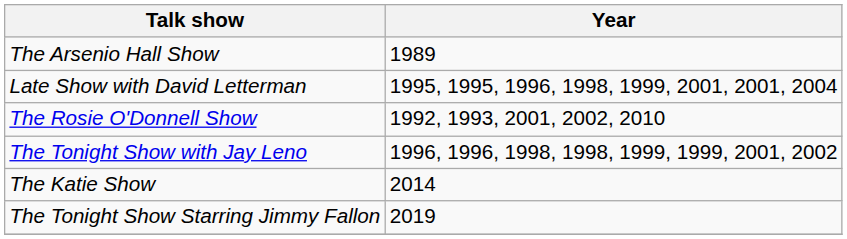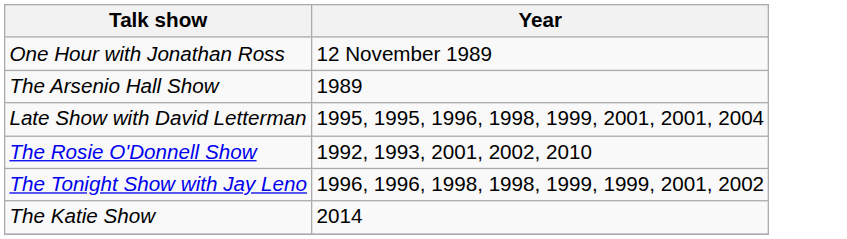+ row: (147, 53)
- row: (195, 217)
